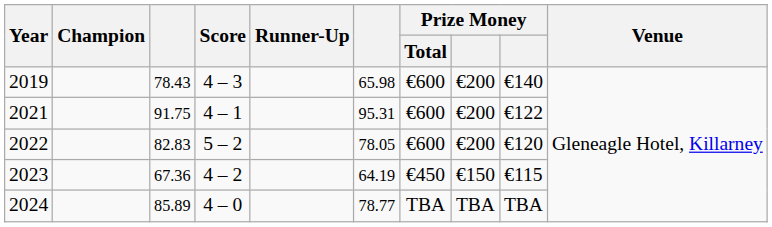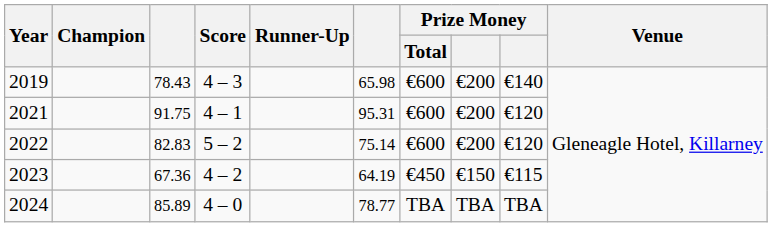(523, 112) €122 -> (523, 112) €120
(377, 145) 78.05 -> (377, 145) 75.14
